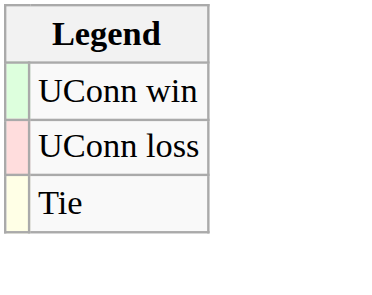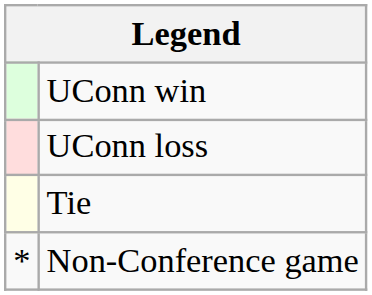+ row: (203, 260)
